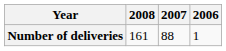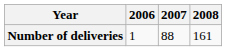columns swapped: (206, 14) <-> (142, 14)
